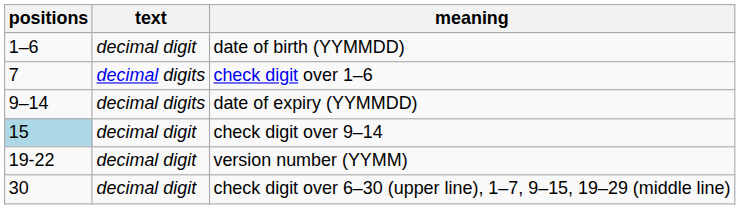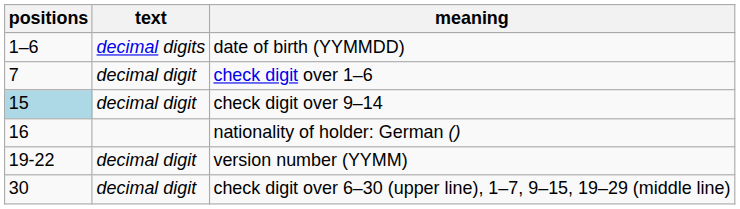(146, 47) decimal digit -> (151, 47) decimal digits
(151, 75) decimal digits -> (146, 75) decimal digit
- row: (315, 103)
+ row: (337, 132)
